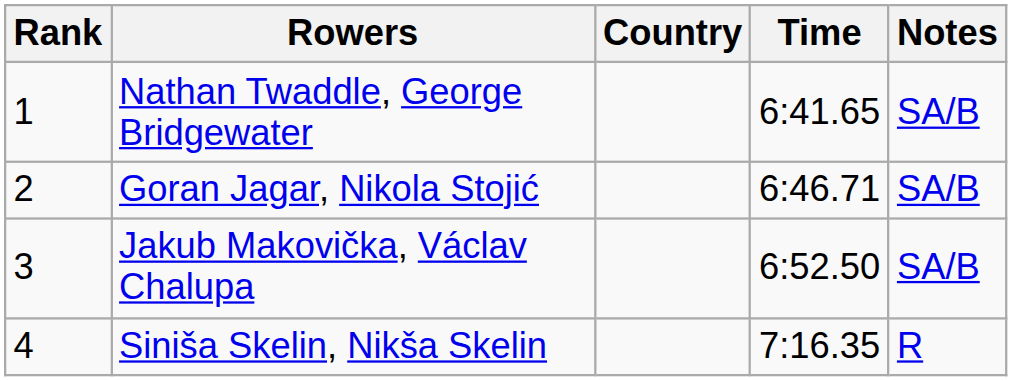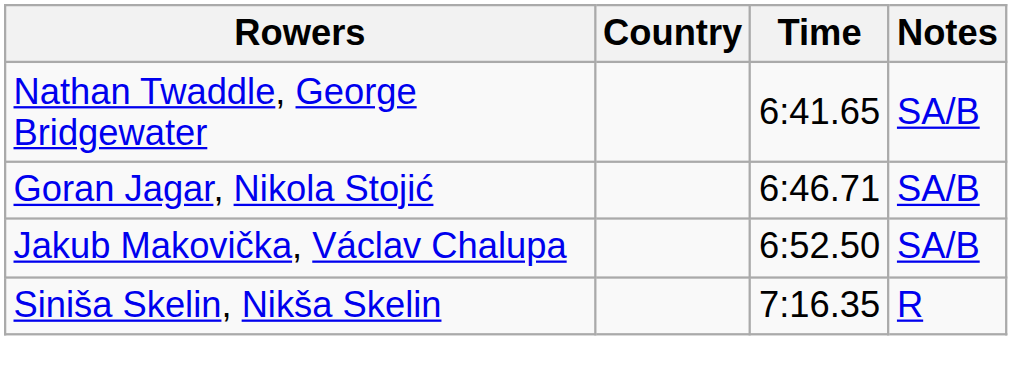- column: (58, 33)
